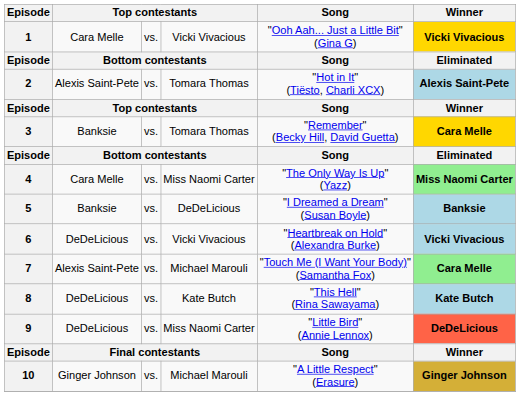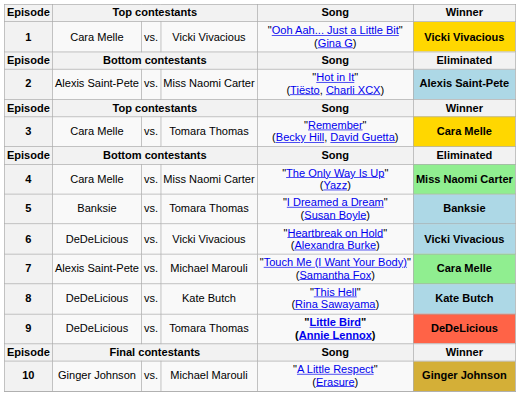(209, 84) Tomara Thomas -> (209, 84) Miss Naomi Carter
(97, 131) Banksie -> (97, 131) Cara Melle
(209, 209) DeDeLicious -> (209, 209) Tomara Thomas
(209, 328) Miss Naomi Carter -> (209, 328) Tomara Thomas
(335, 328) normal -> (335, 328) bold
